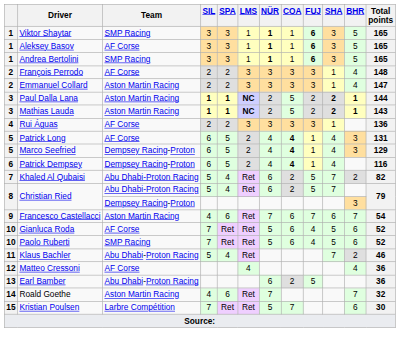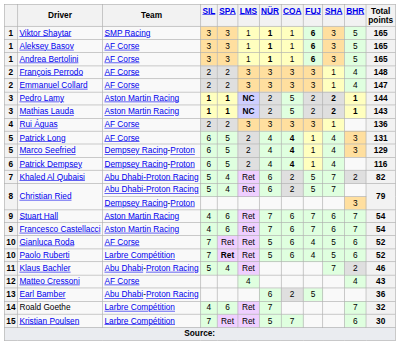(127, 59) SMP Racing -> (122, 59) AF Corse
(142, 85) Aston Martin Racing -> (122, 85) AF Corse
- row: (49, 98)
+ row: (42, 98)
+ row: (39, 216)
(127, 242) SMP Racing -> (140, 255) Larbre Compétition
(227, 242) normal -> (227, 255) bold
(381, 268) 36 -> (381, 281) 43
(142, 294) Aston Martin Racing -> (140, 307) Larbre Compétition
